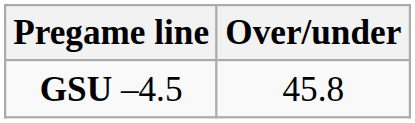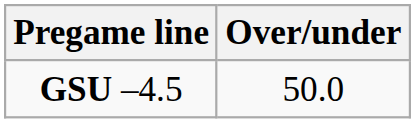(313, 88) 45.8 -> (313, 88) 50.0
